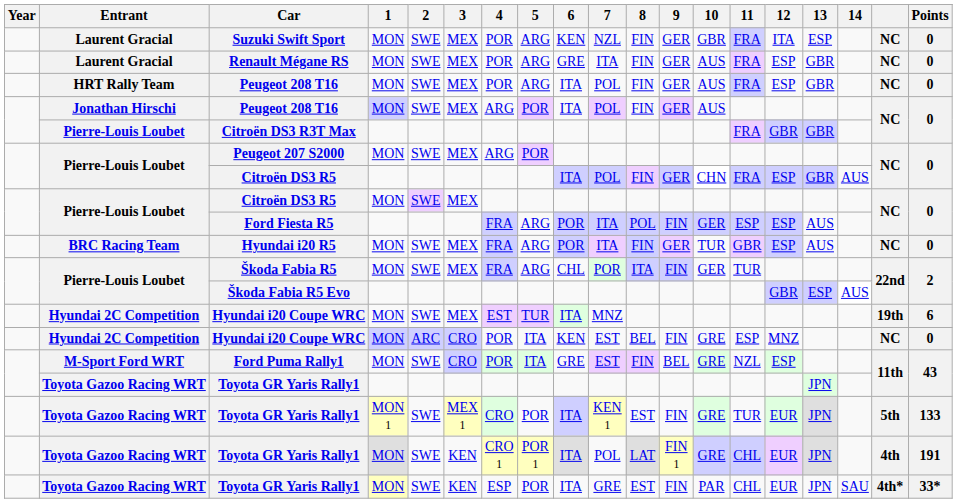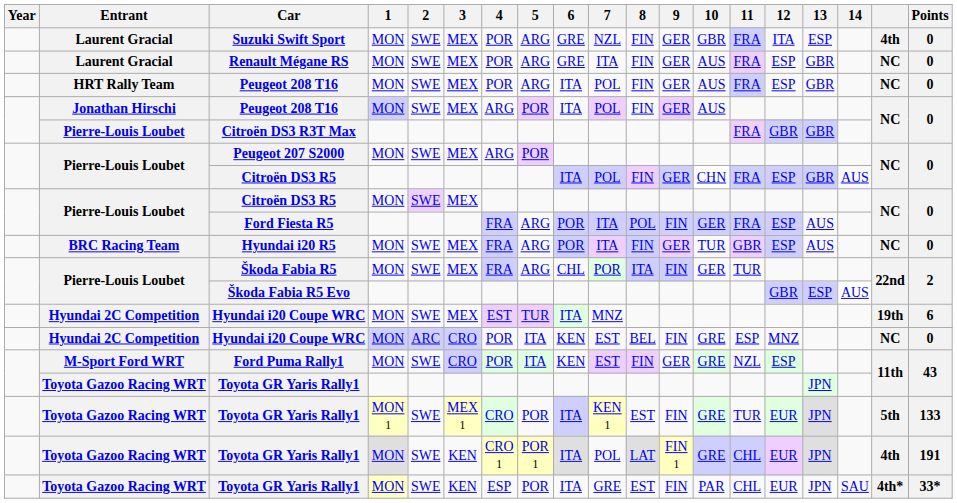(571, 39) KEN -> (571, 39) GRE
(890, 39) NC -> (890, 39) 4th
(747, 223) ESP -> (747, 223) FRA
(571, 361) GRE -> (571, 361) KEN
(676, 361) BEL -> (676, 361) GER
